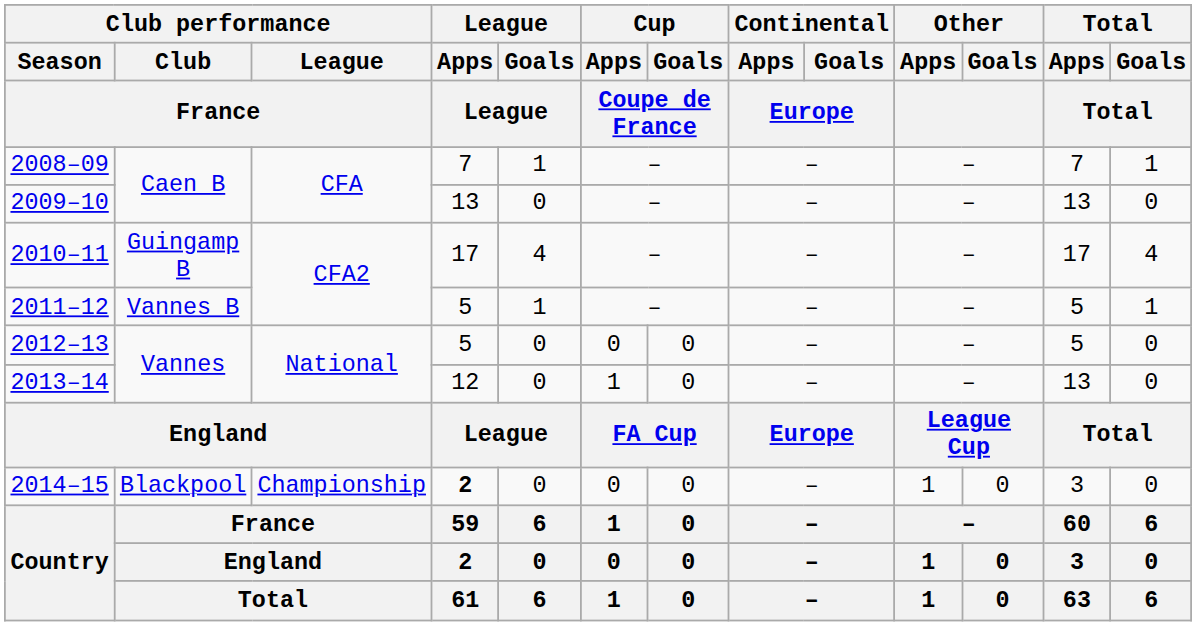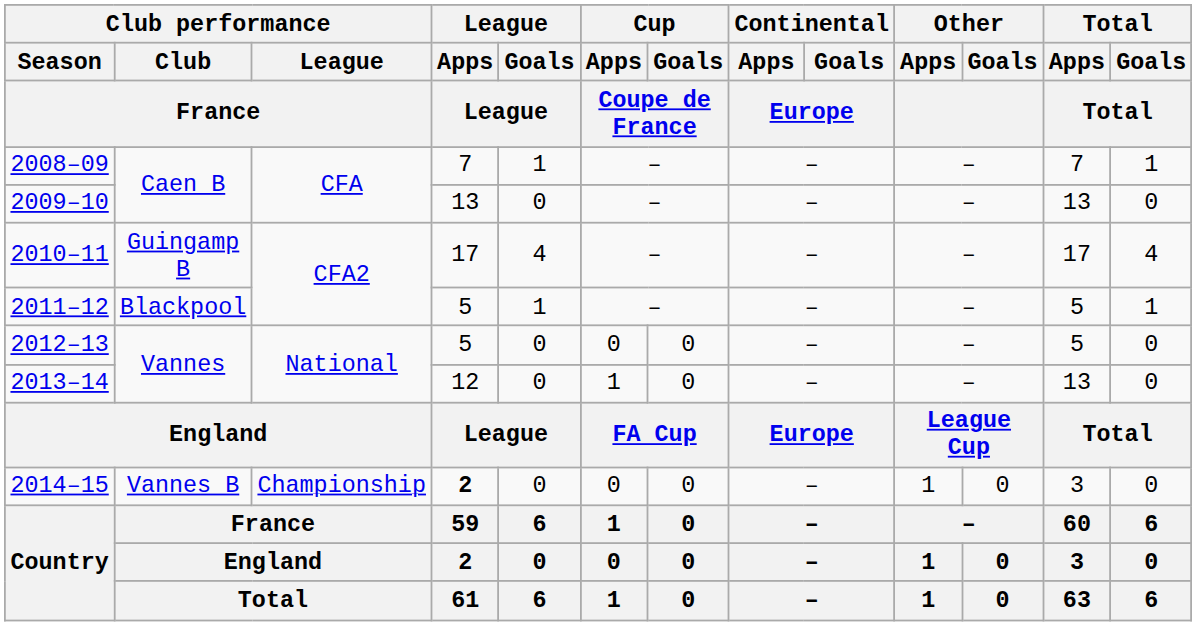(183, 307) Vannes B -> (183, 307) Blackpool
(183, 486) Blackpool -> (183, 486) Vannes B
